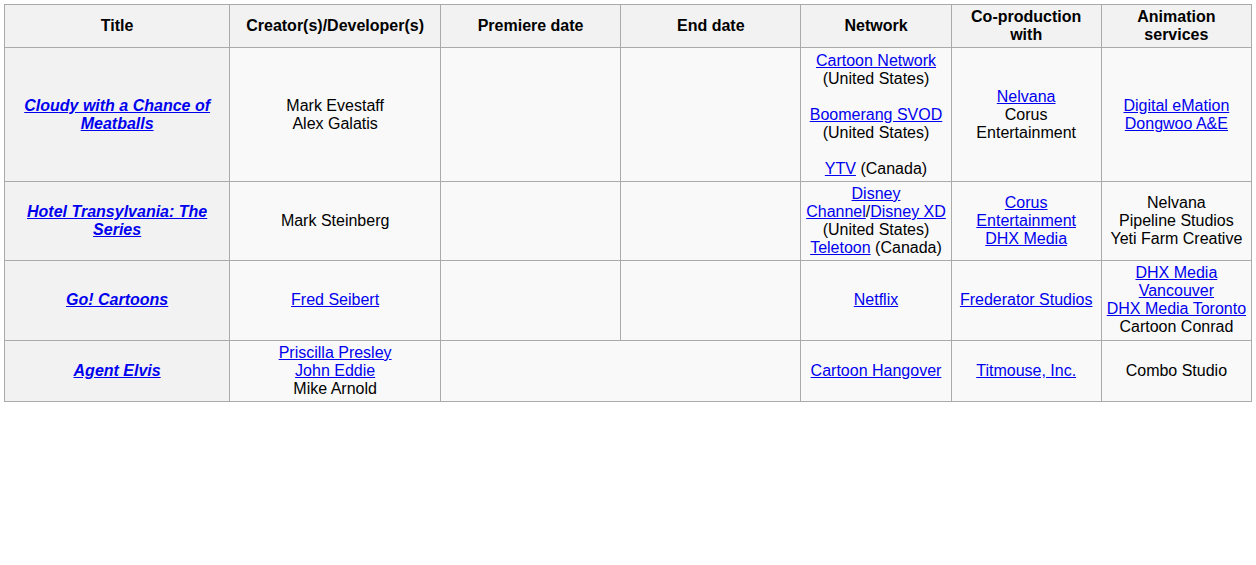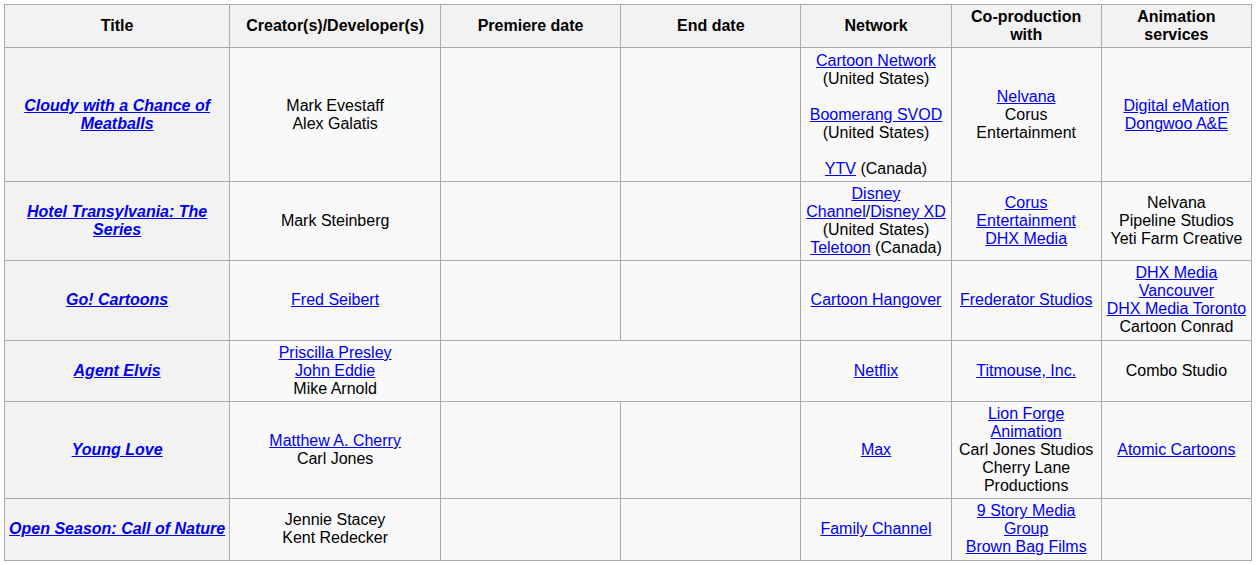(876, 300) Netflix -> (876, 300) Cartoon Hangover
(876, 370) Cartoon Hangover -> (876, 370) Netflix
+ row: (117, 450)
+ row: (117, 529)
